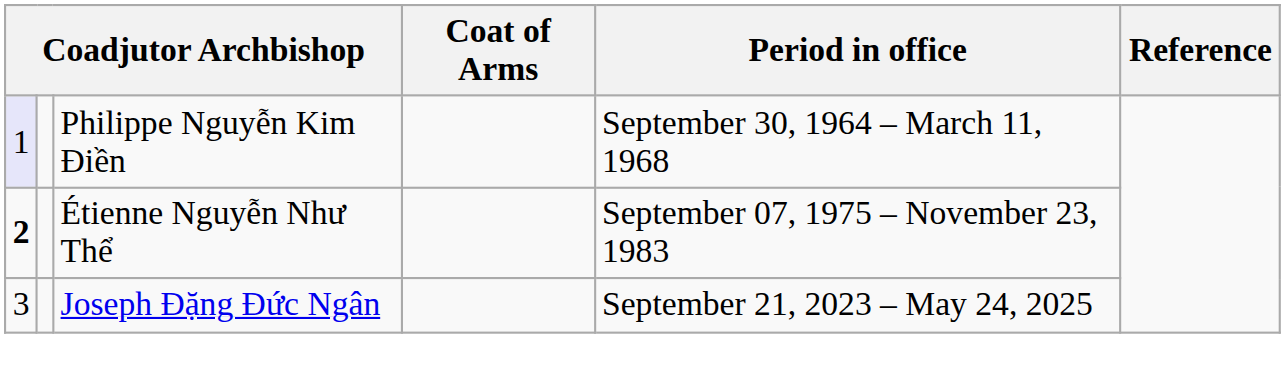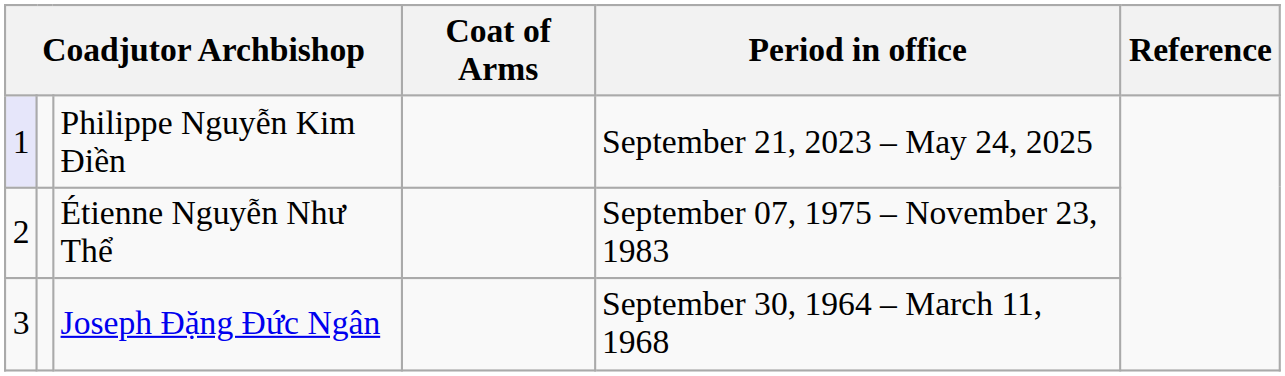(822, 141) September 30, 1964 – March 11, 1968 -> (847, 141) September 21, 2023 – May 24, 2025
(21, 232) bold -> (21, 232) normal
(847, 304) September 21, 2023 – May 24, 2025 -> (822, 323) September 30, 1964 – March 11, 1968
